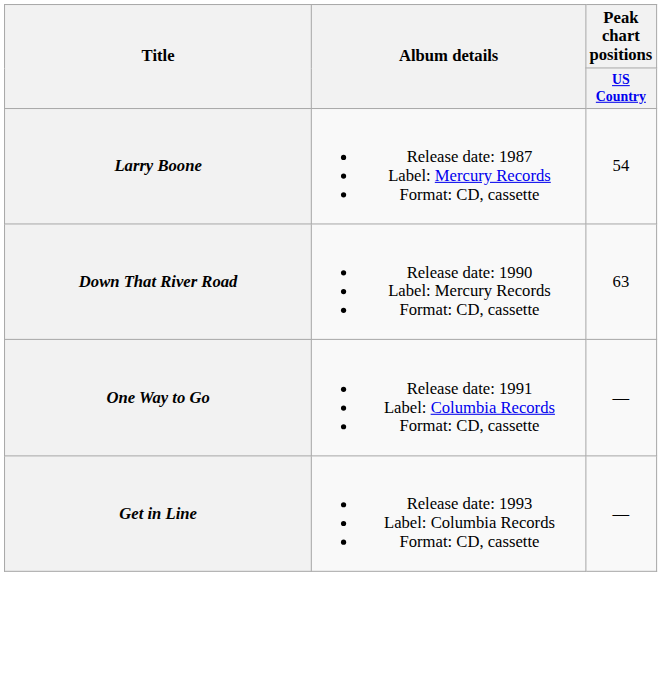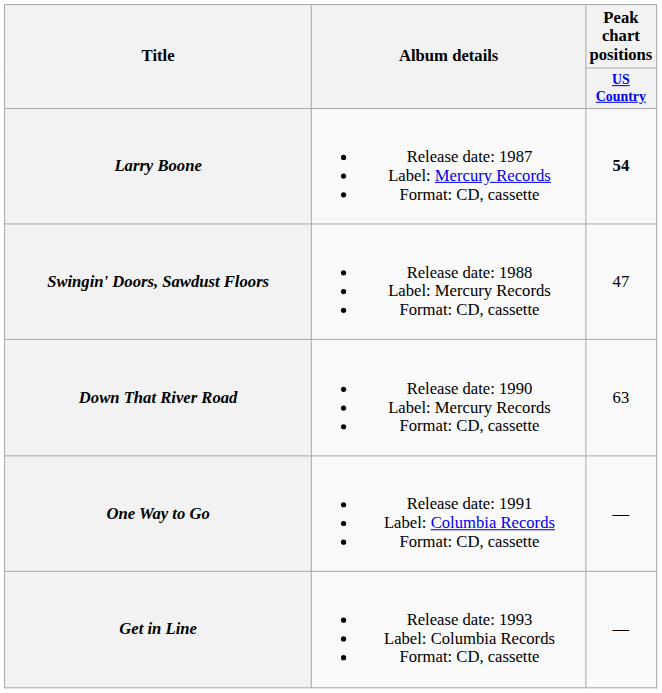(621, 166) normal -> (621, 166) bold
+ row: (158, 281)
